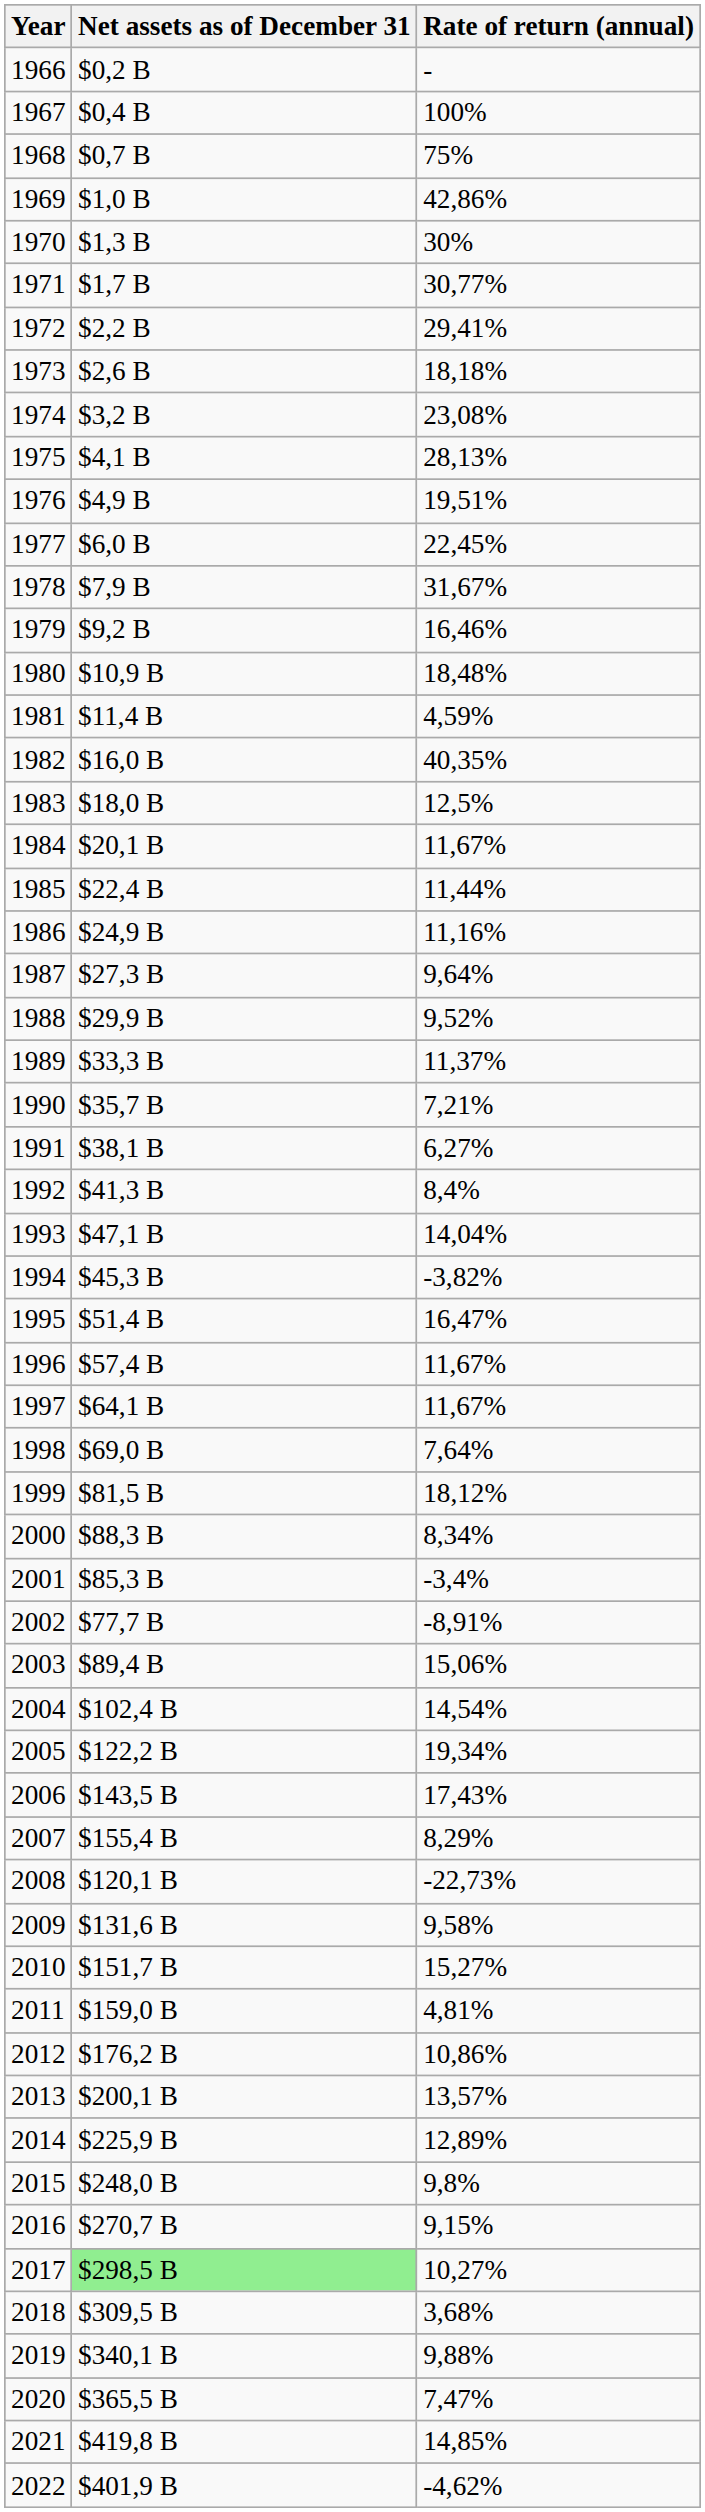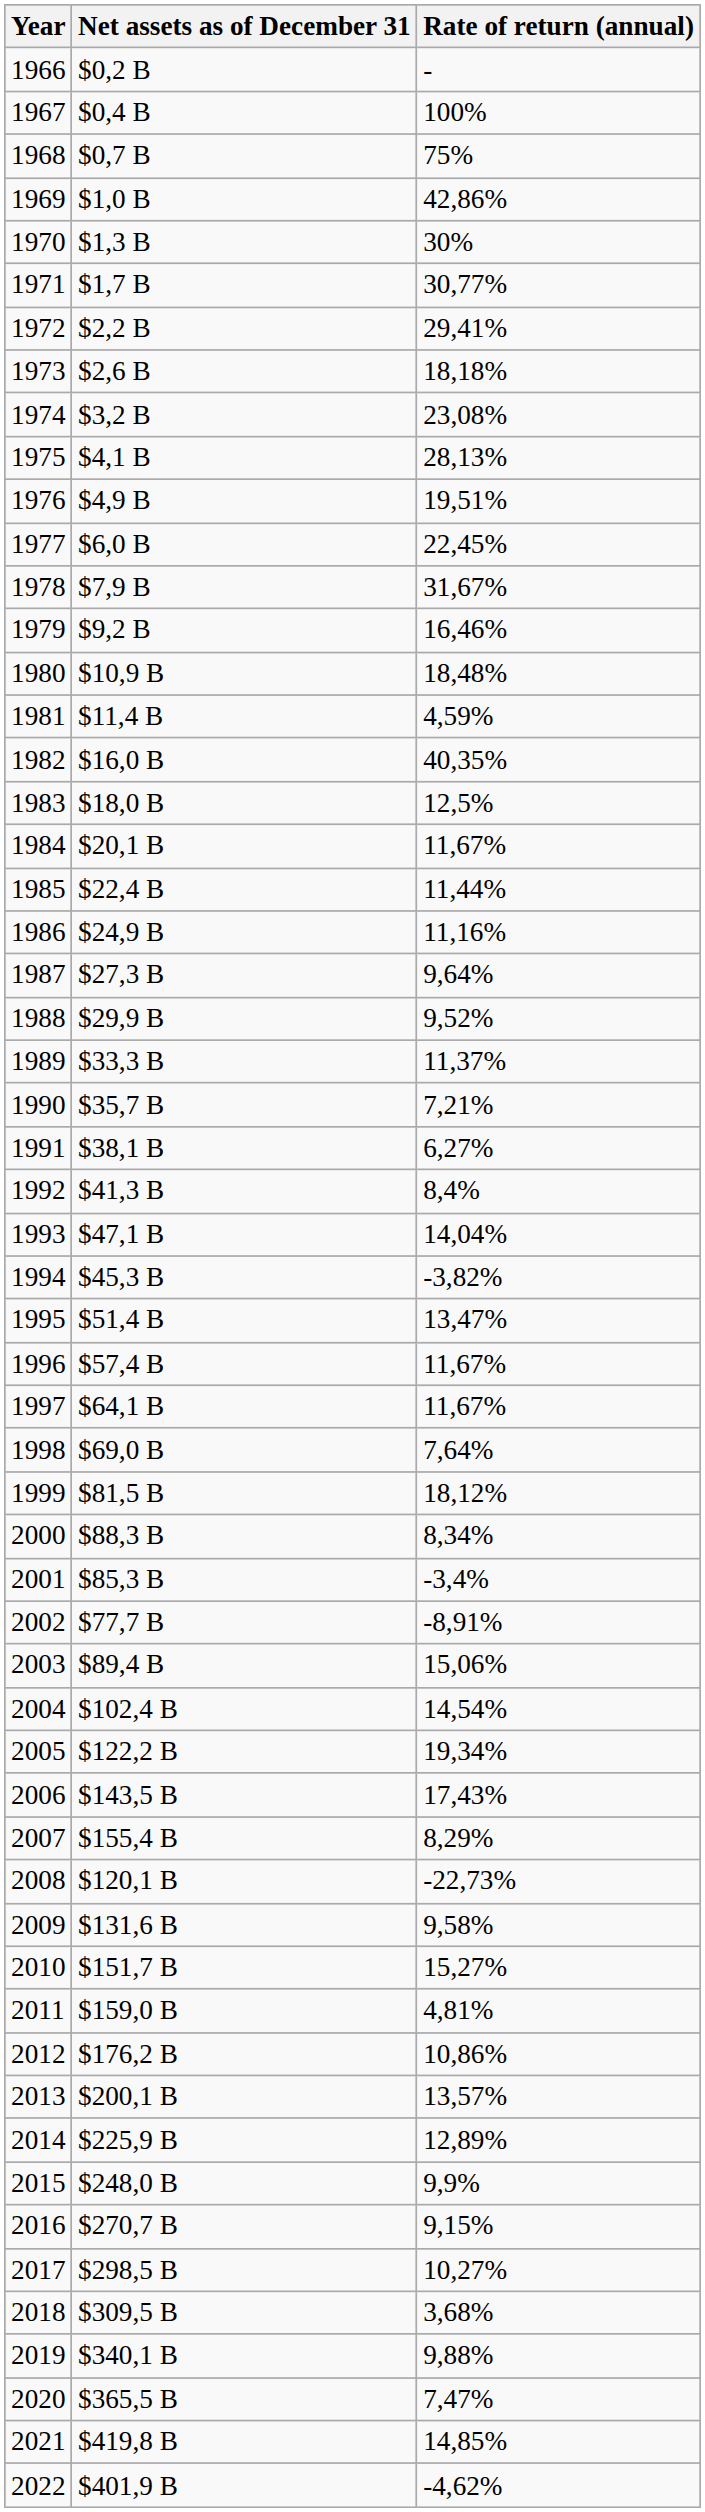(465, 1320) 16,47% -> (465, 1320) 13,47%
(452, 2182) 9,8% -> (452, 2182) 9,9%
(128, 2269) lightgreen background -> (128, 2269) no background
